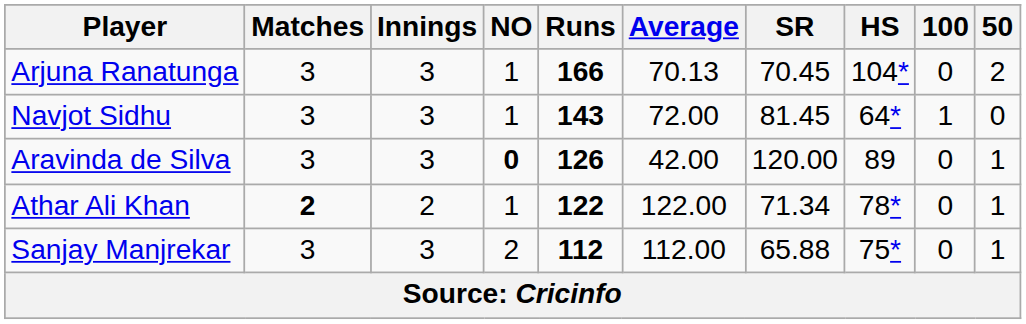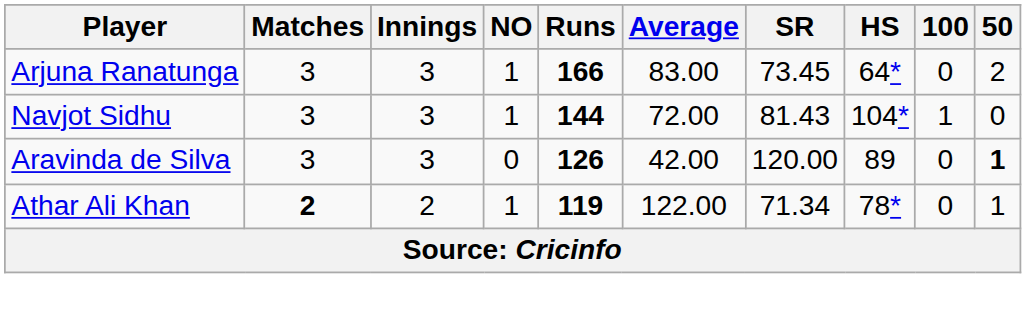(684, 71) 70.13 -> (684, 71) 83.00
(795, 71) 70.45 -> (795, 71) 73.45
(880, 71) 104* -> (880, 71) 64*
(581, 116) 143 -> (581, 116) 144
(795, 116) 81.45 -> (795, 116) 81.43
(880, 116) 64* -> (880, 116) 104*
(511, 160) bold -> (511, 160) normal
(998, 160) normal -> (998, 160) bold
(581, 205) 122 -> (581, 205) 119
- row: (121, 250)
